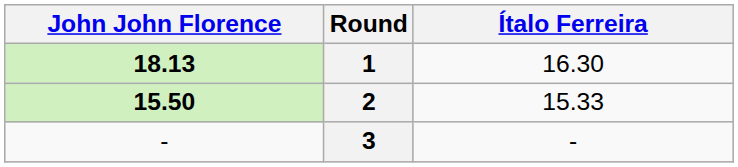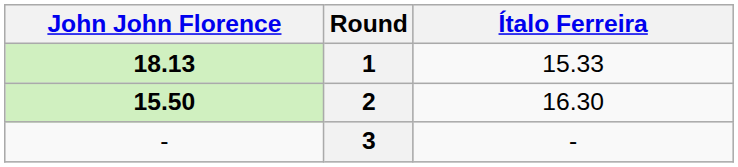(573, 63) 16.30 -> (573, 63) 15.33
(573, 102) 15.33 -> (573, 102) 16.30
